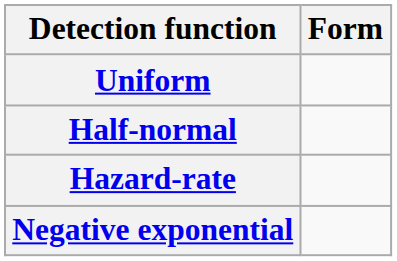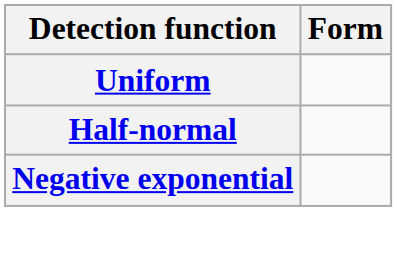- row: (153, 179)
